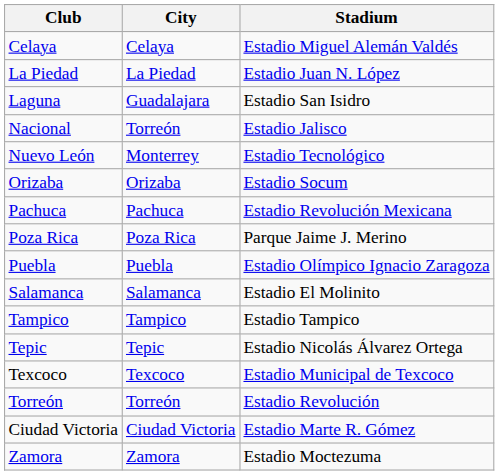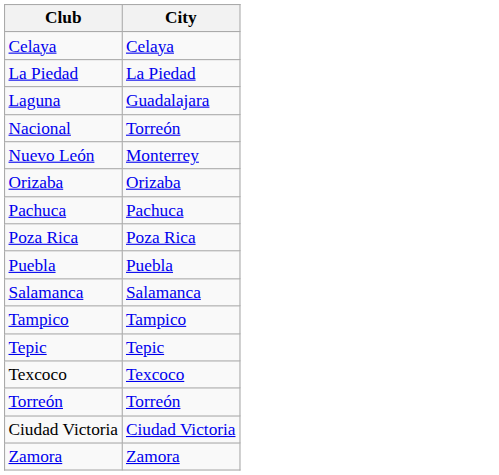- column: (367, 18)
